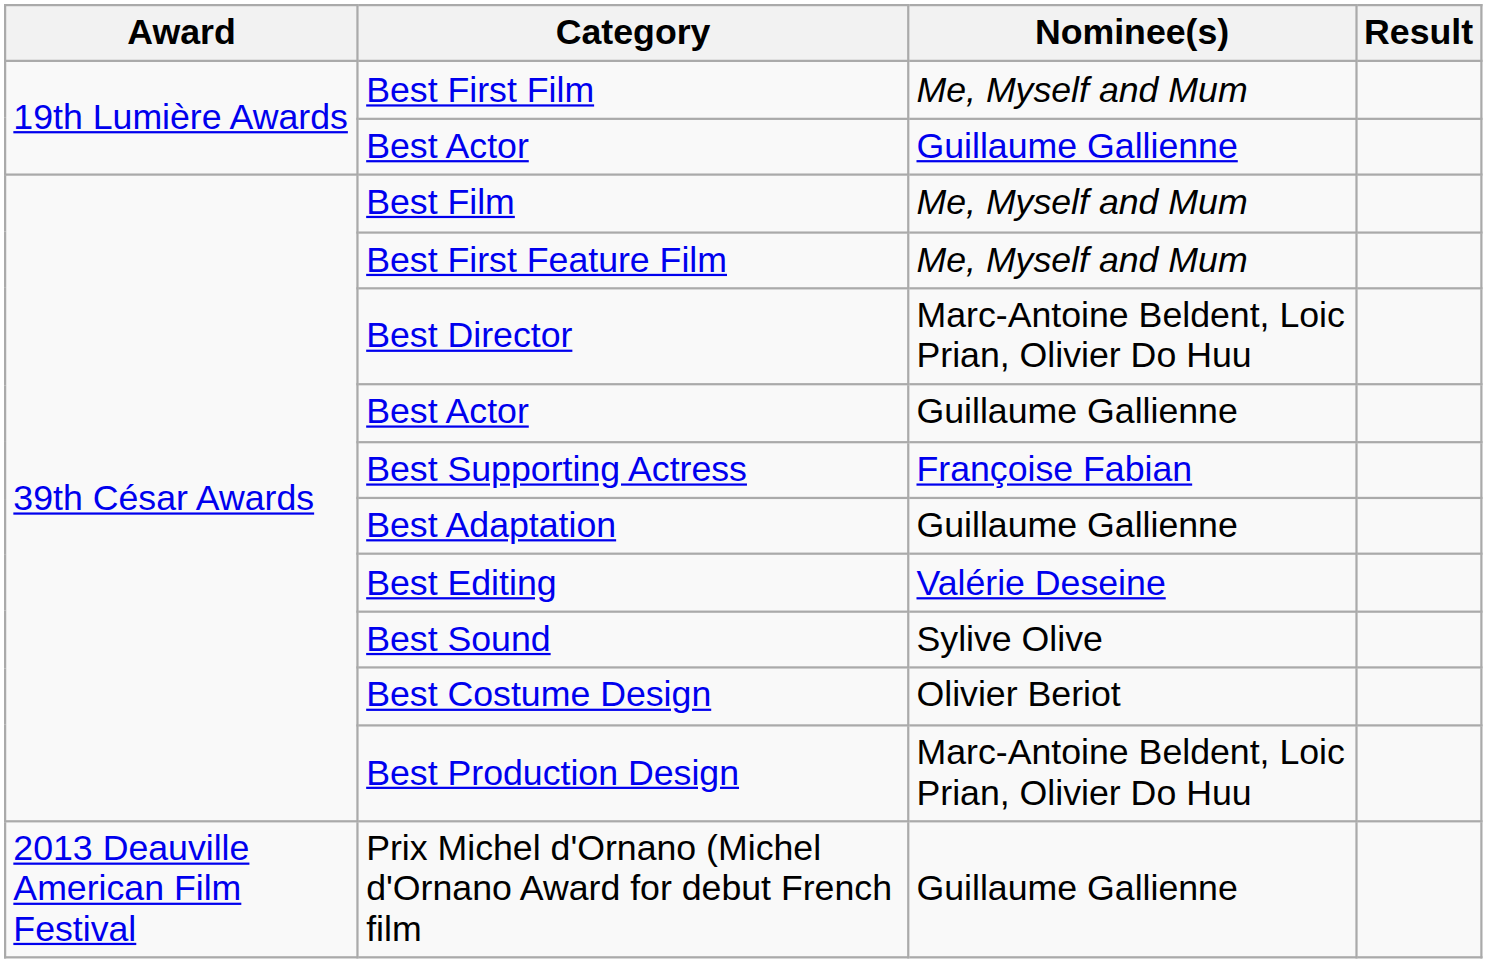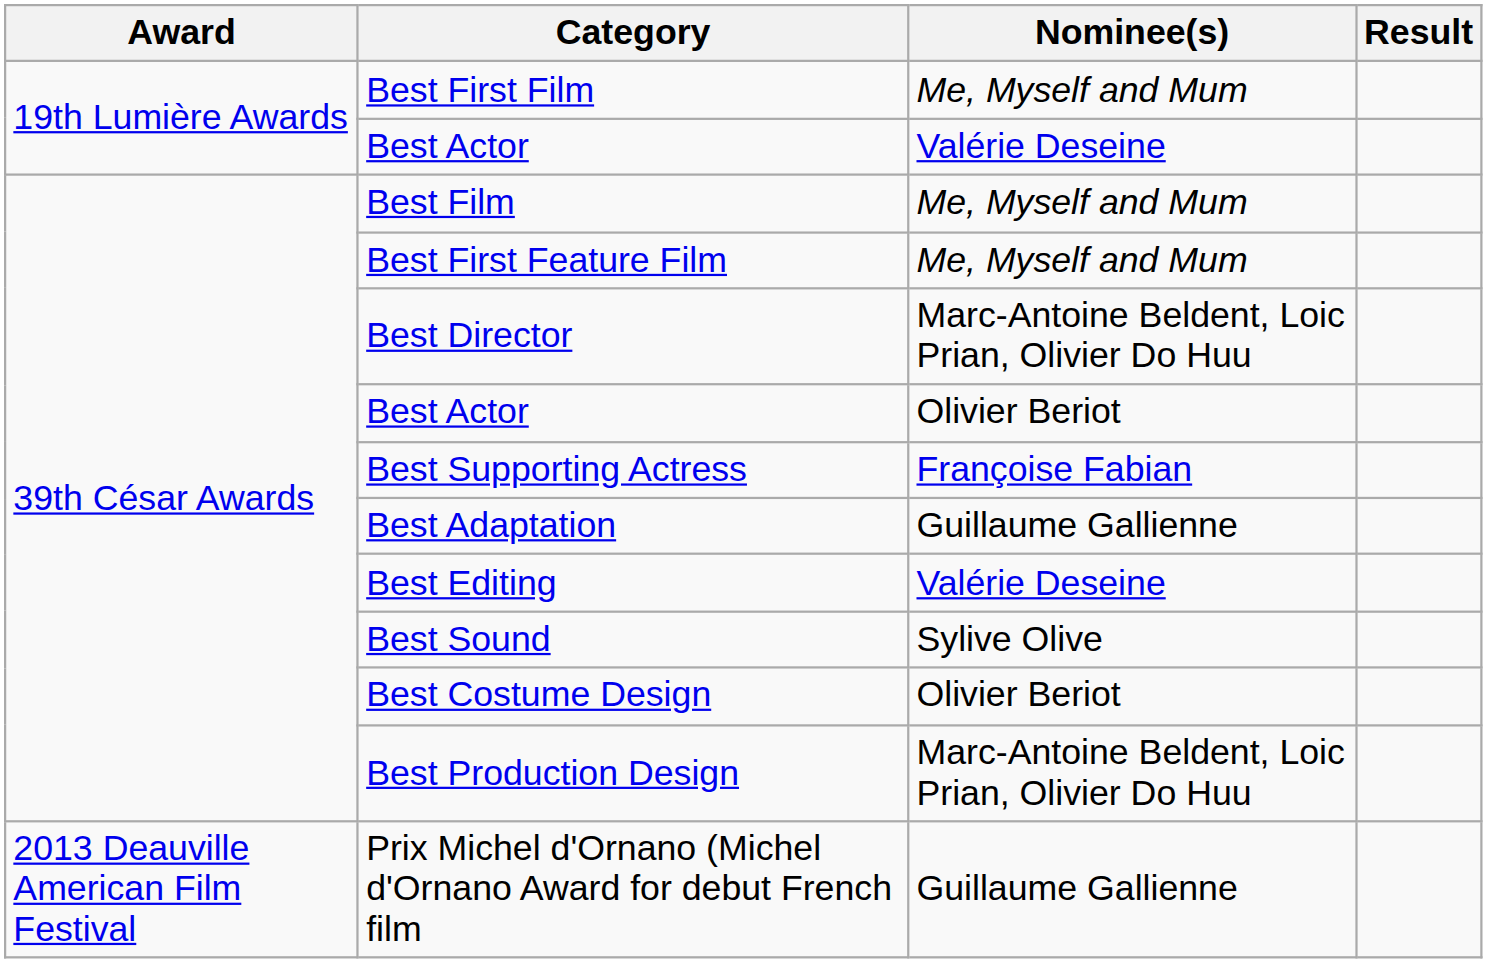(1077, 145) Guillaume Gallienne -> (1041, 145) Valérie Deseine
(1077, 412) Guillaume Gallienne -> (1019, 412) Olivier Beriot
